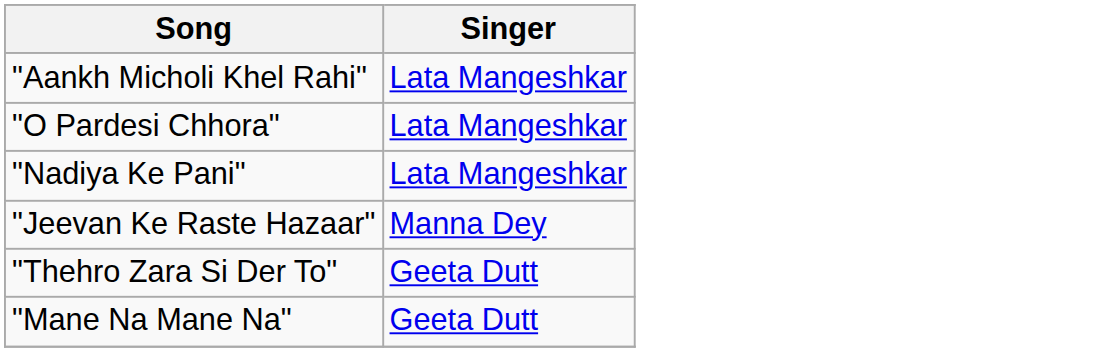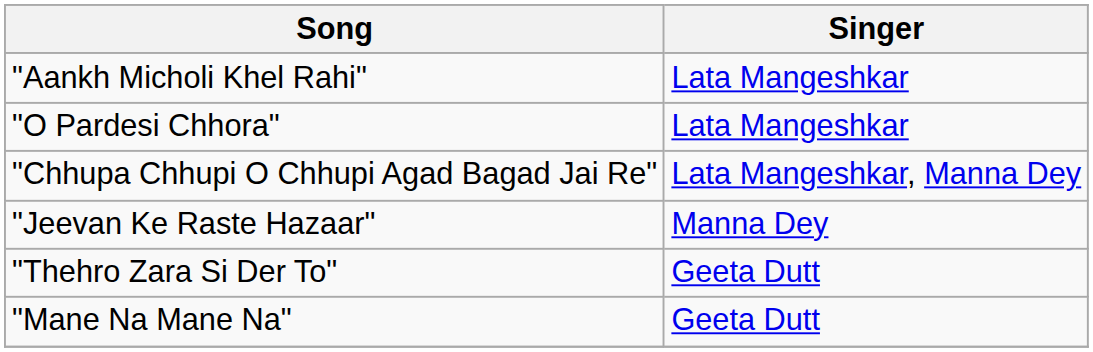- row: (129, 175)
+ row: (335, 175)
